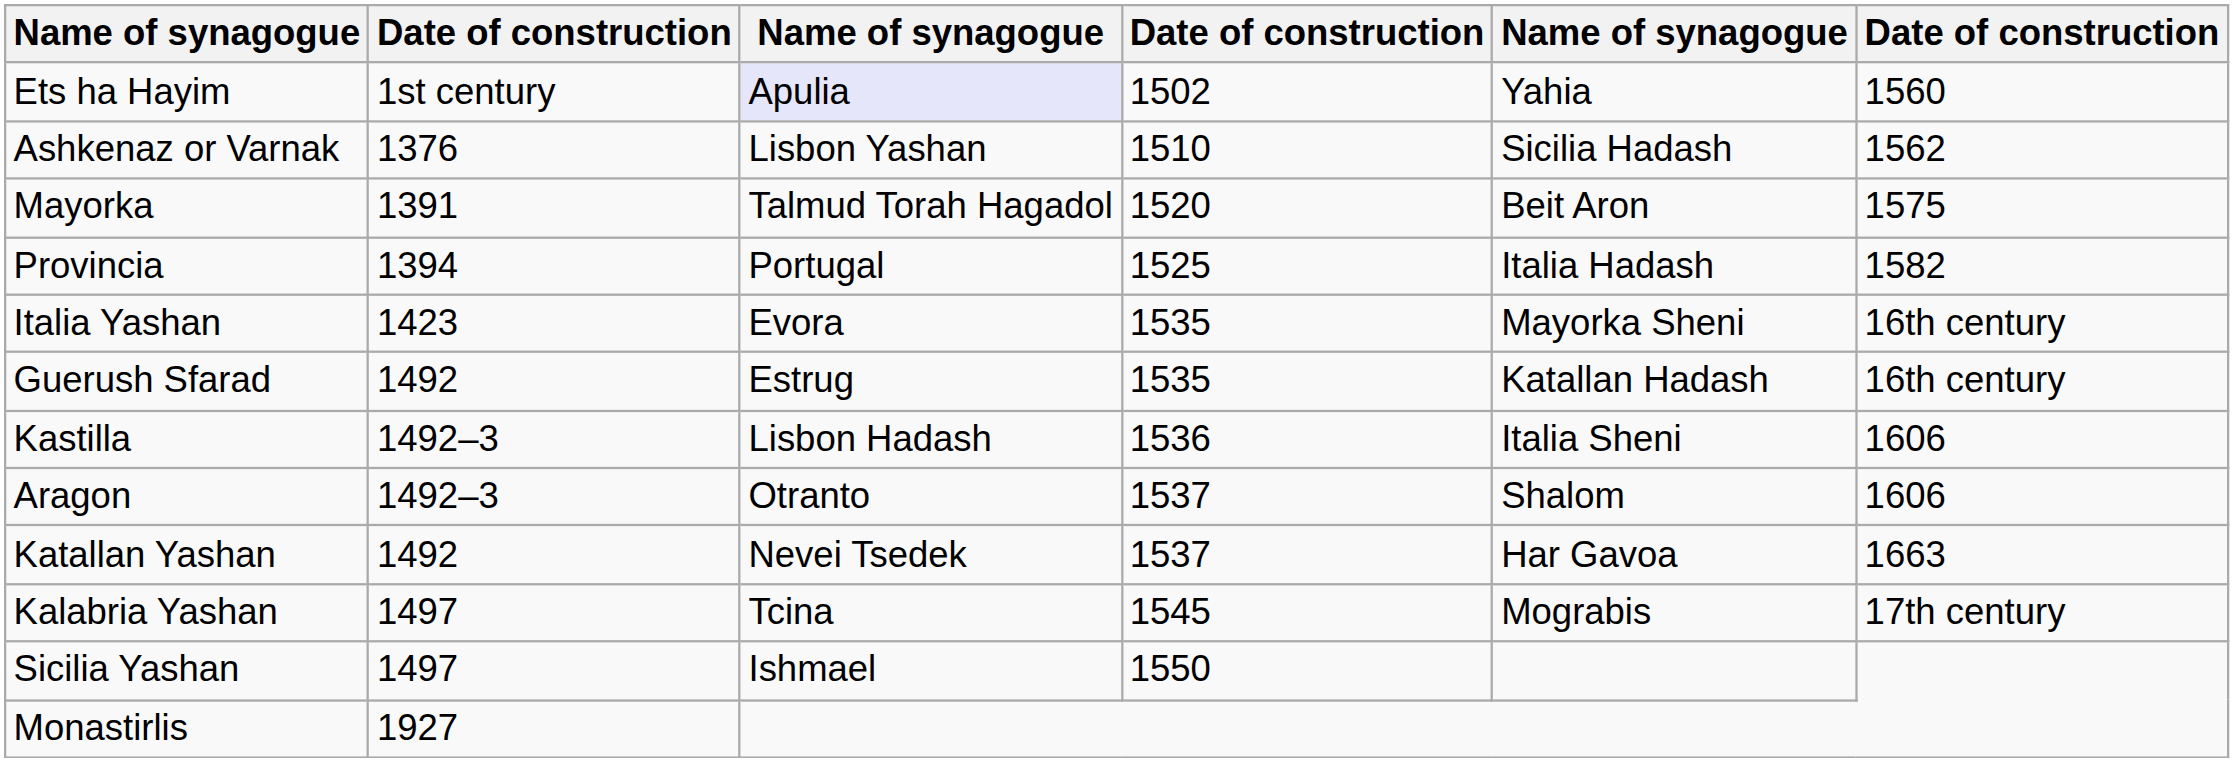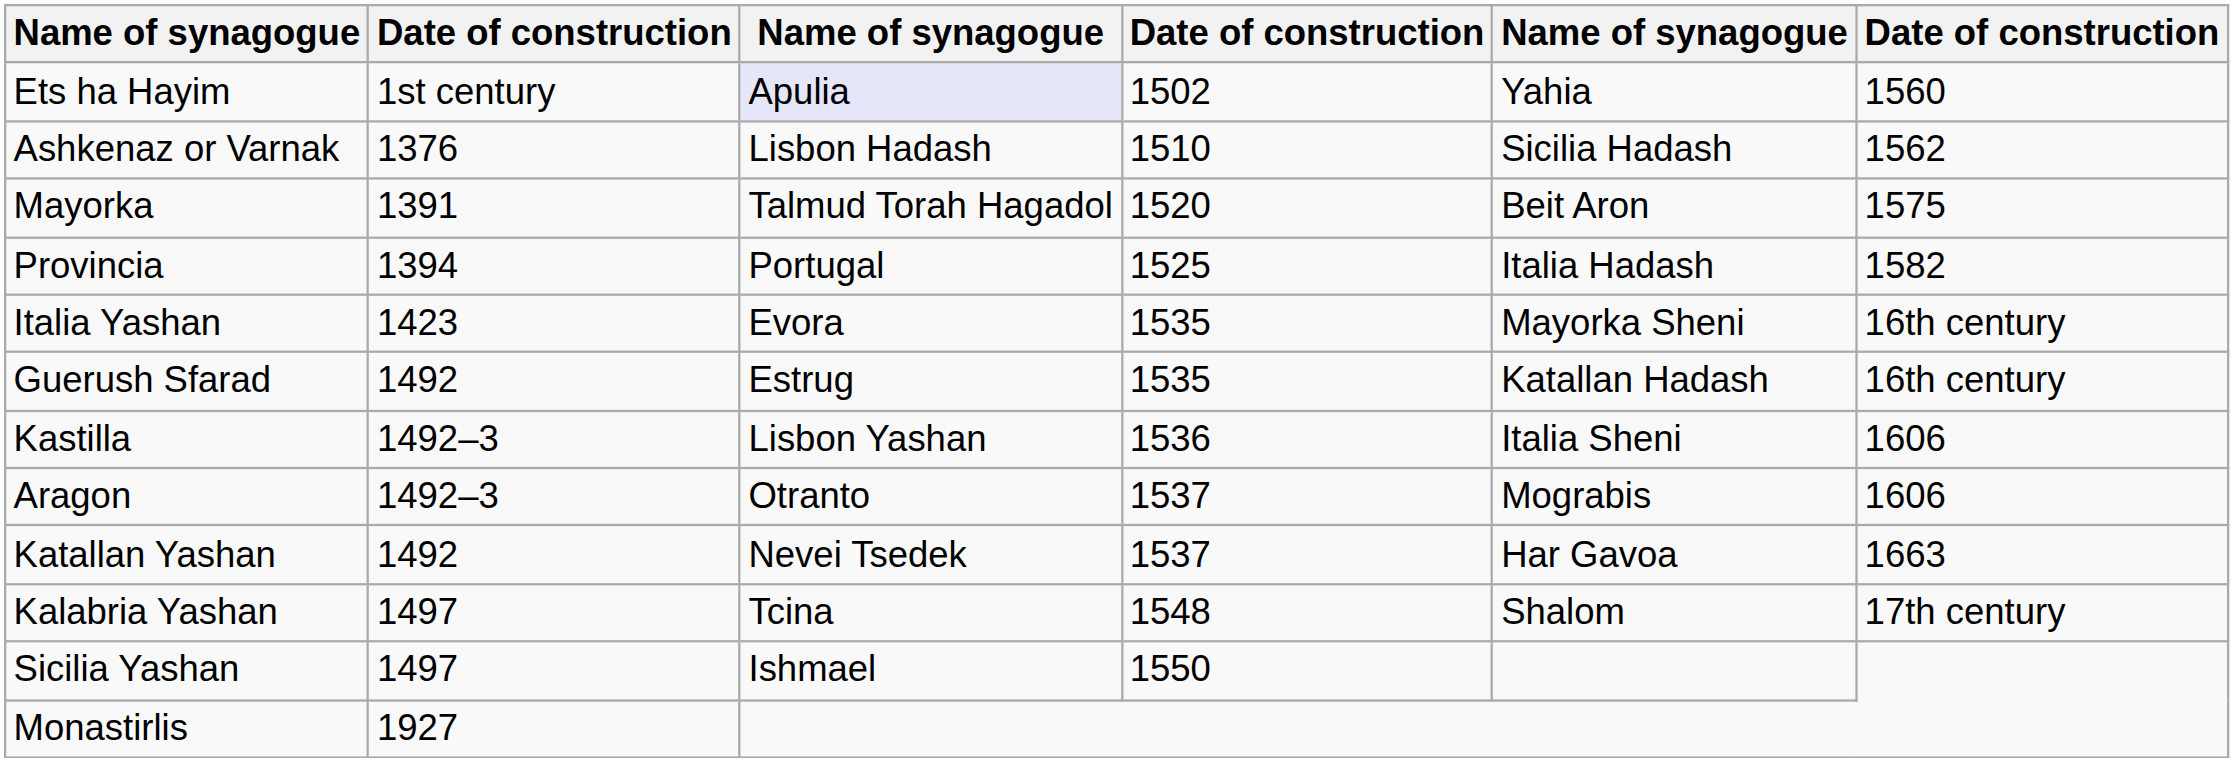(867, 149) Lisbon Yashan -> (870, 149) Lisbon Hadash
(870, 438) Lisbon Hadash -> (867, 438) Lisbon Yashan
(1563, 496) Shalom -> (1576, 496) Mograbis
(1170, 611) 1545 -> (1170, 611) 1548
(1576, 611) Mograbis -> (1563, 611) Shalom
